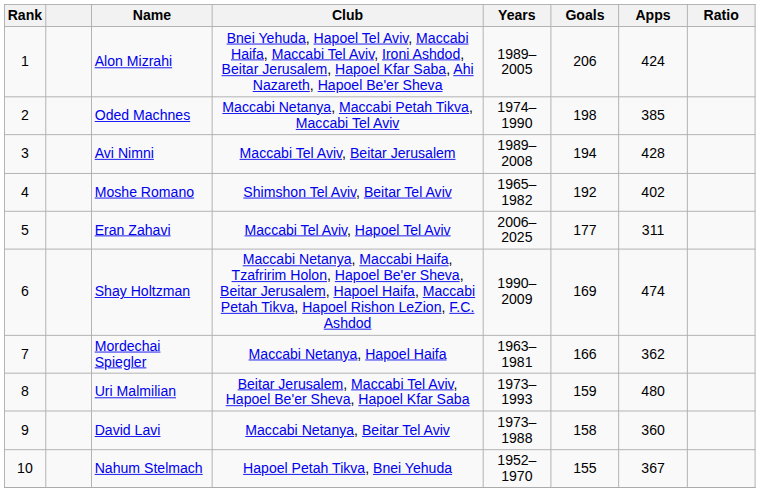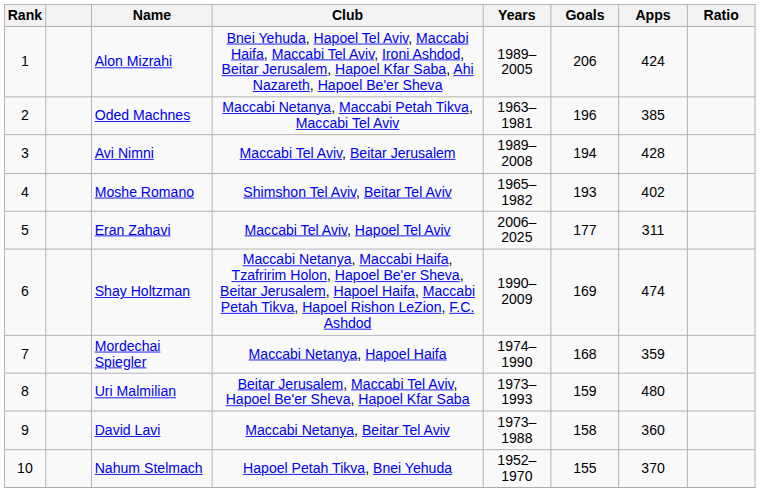(517, 115) 1974–1990 -> (517, 115) 1963–1981
(585, 115) 198 -> (585, 115) 196
(585, 192) 192 -> (585, 192) 193
(517, 354) 1963–1981 -> (517, 354) 1974–1990
(585, 354) 166 -> (585, 354) 168
(653, 354) 362 -> (653, 354) 359
(653, 468) 367 -> (653, 468) 370
